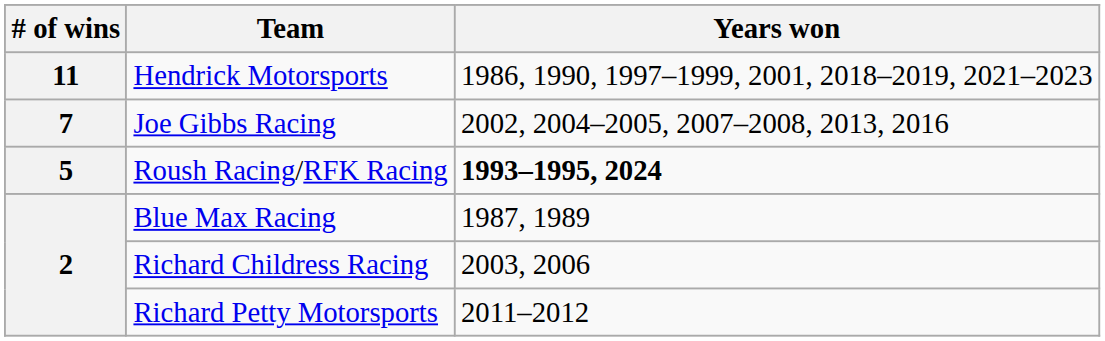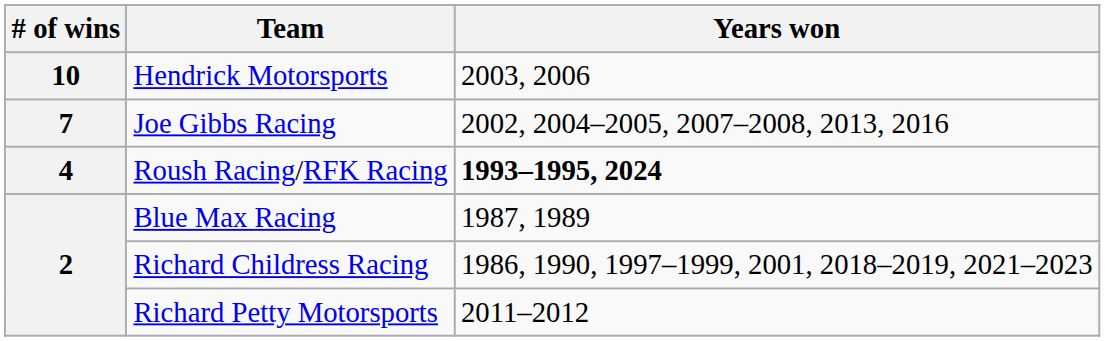(66, 75) 11 -> (66, 75) 10
(777, 75) 1986, 1990, 1997–1999, 2001, 2018–2019, 2021–2023 -> (526, 75) 2003, 2006
(66, 170) 5 -> (66, 170) 4
(526, 265) 2003, 2006 -> (777, 265) 1986, 1990, 1997–1999, 2001, 2018–2019, 2021–2023
